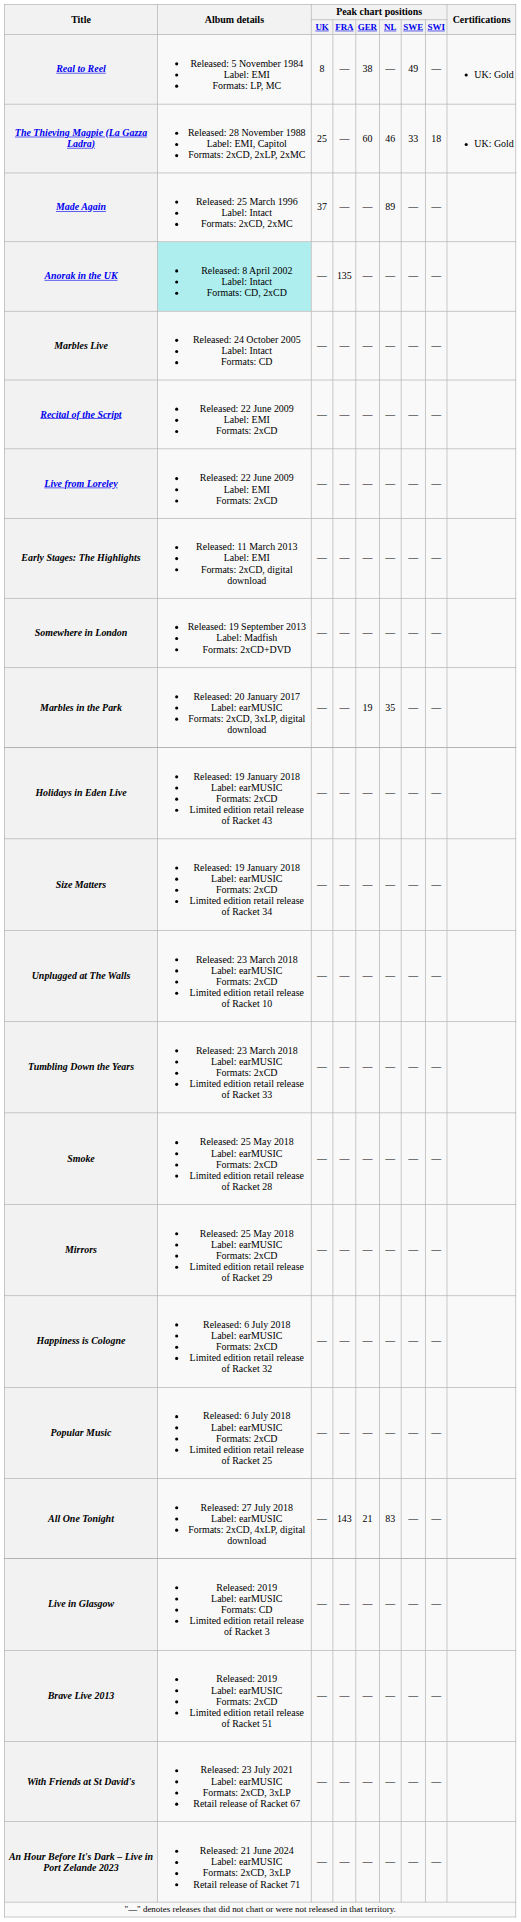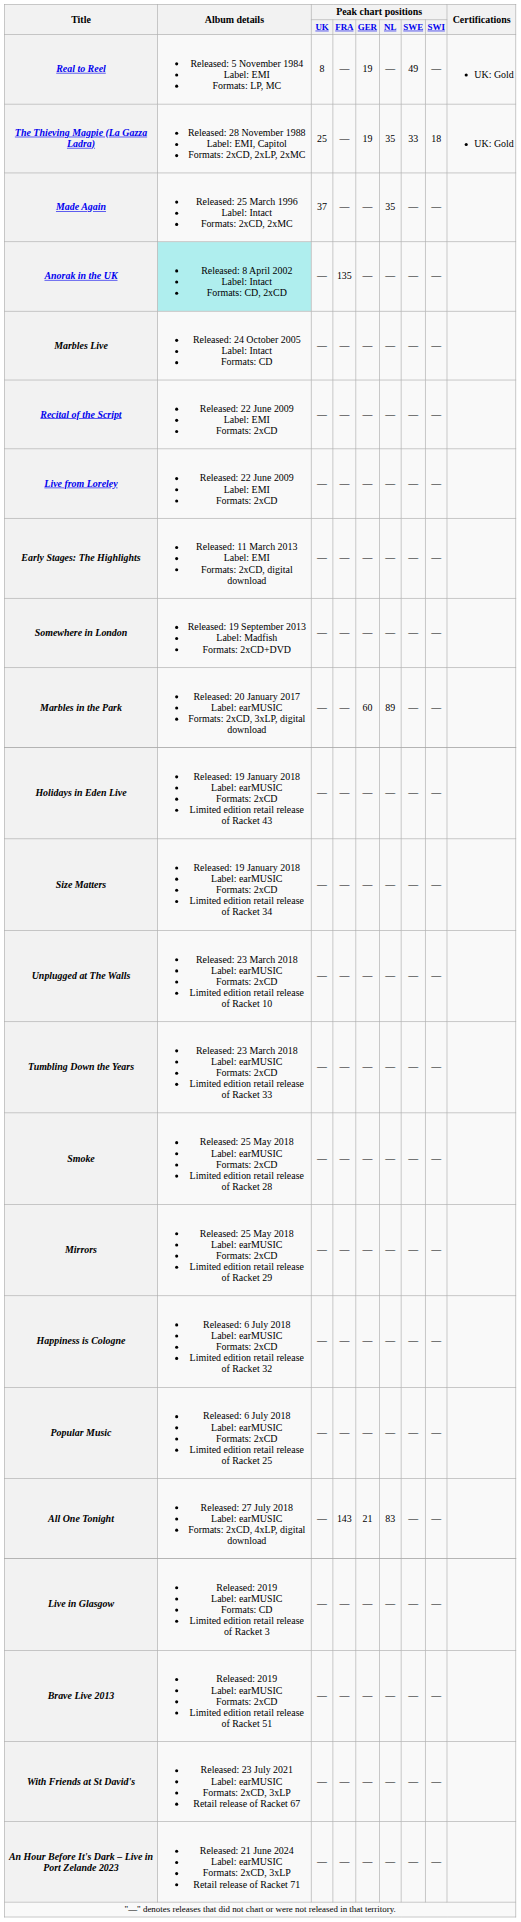(367, 69) 38 -> (367, 69) 19
(367, 138) 60 -> (367, 138) 19
(390, 138) 46 -> (390, 138) 35
(390, 207) 89 -> (390, 207) 35
(367, 707) 19 -> (367, 707) 60
(390, 707) 35 -> (390, 707) 89
